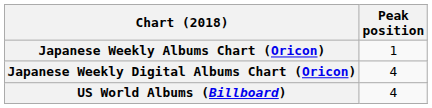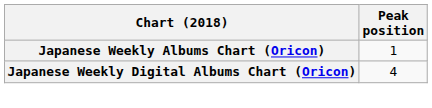- row: (182, 93)
